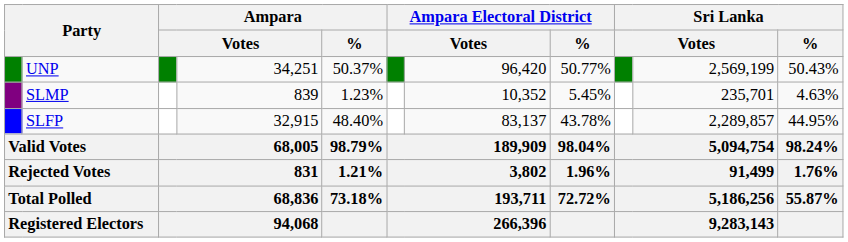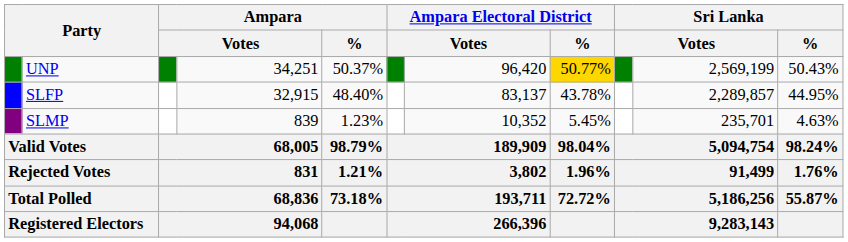(586, 69) no background -> (586, 69) gold background
rows swapped: (45, 120) <-> (47, 95)
